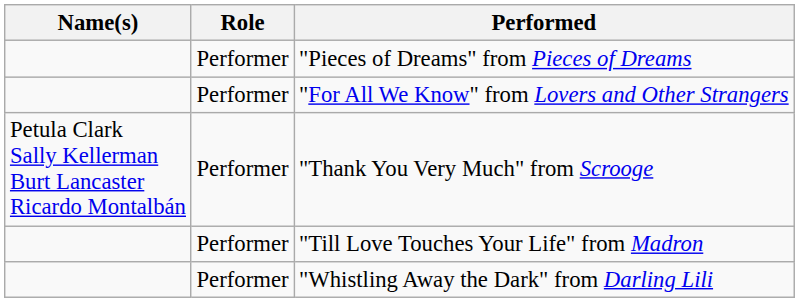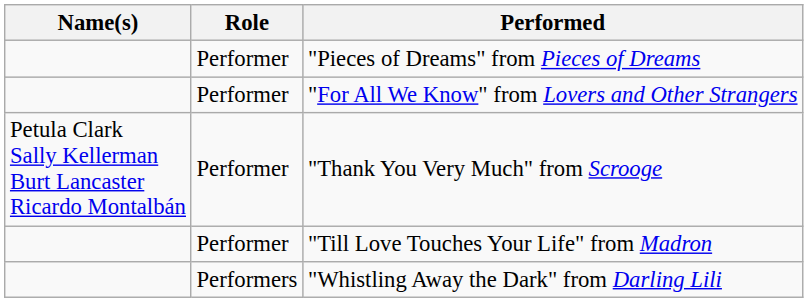(243, 279) Performer -> (247, 279) Performers
